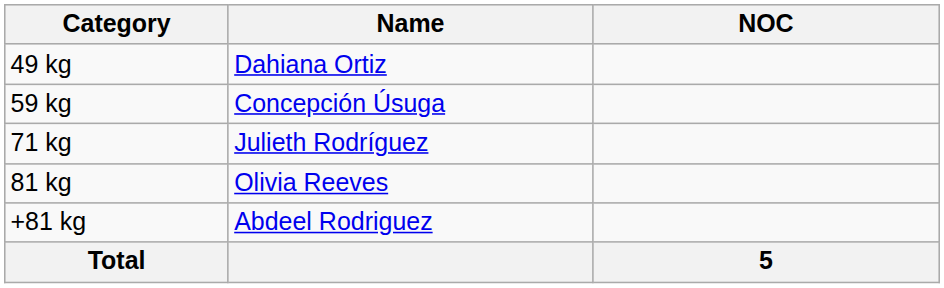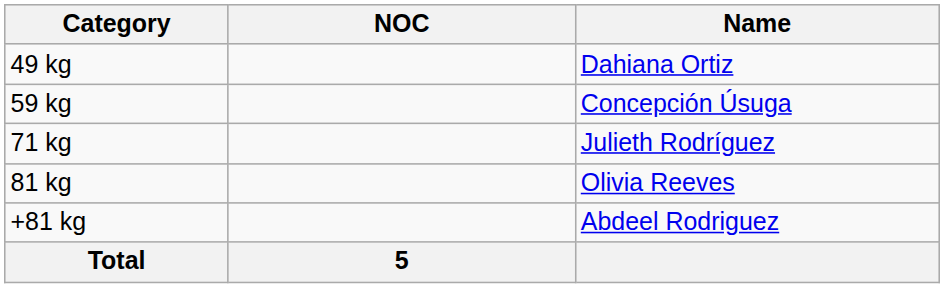columns swapped: (766, 24) <-> (411, 24)
